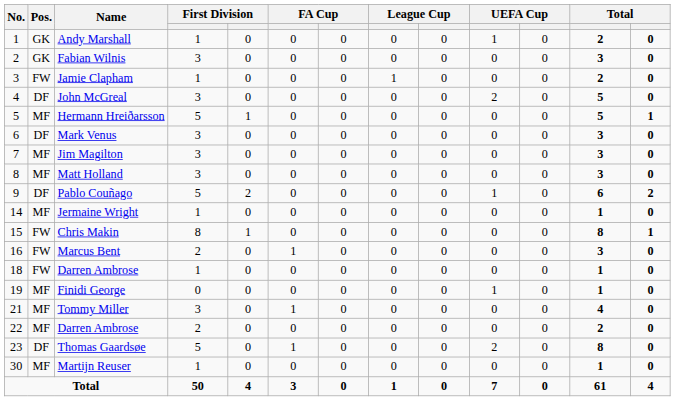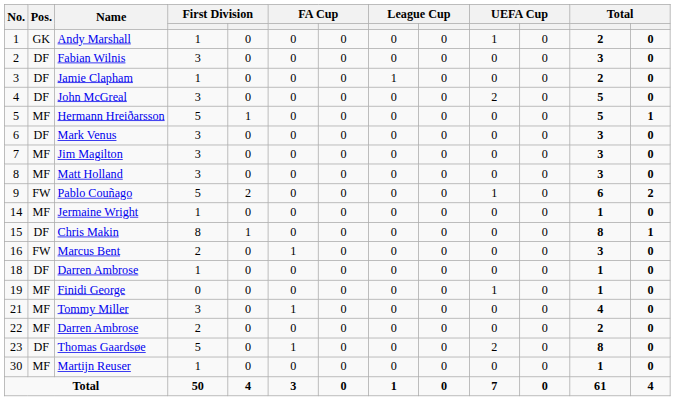(41, 58) GK -> (41, 58) DF
(41, 77) FW -> (41, 77) DF
(41, 193) DF -> (41, 193) FW
(41, 231) FW -> (41, 231) DF
(41, 270) FW -> (41, 270) DF
